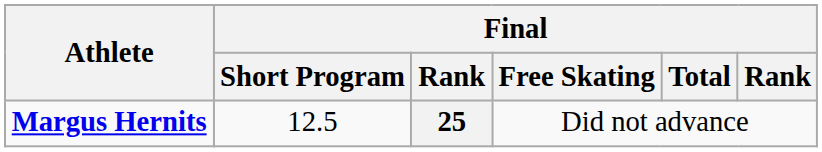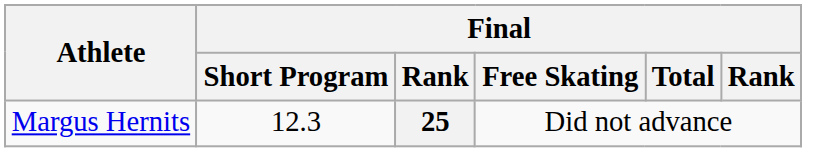(109, 123) bold -> (101, 123) normal
(312, 123) 12.5 -> (296, 123) 12.3
